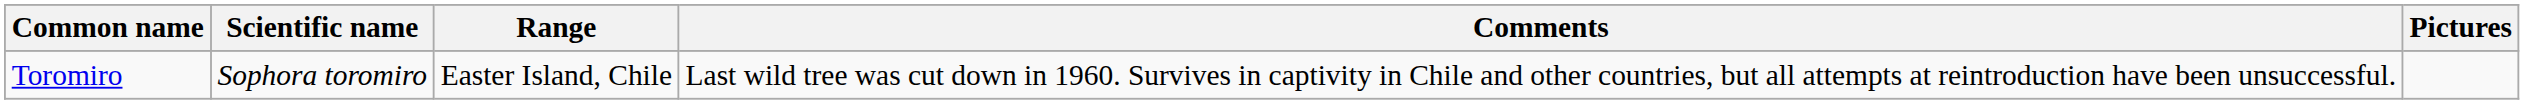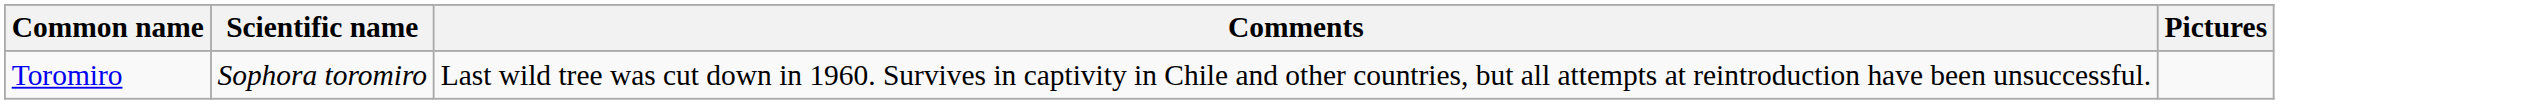- column: (556, 27)
